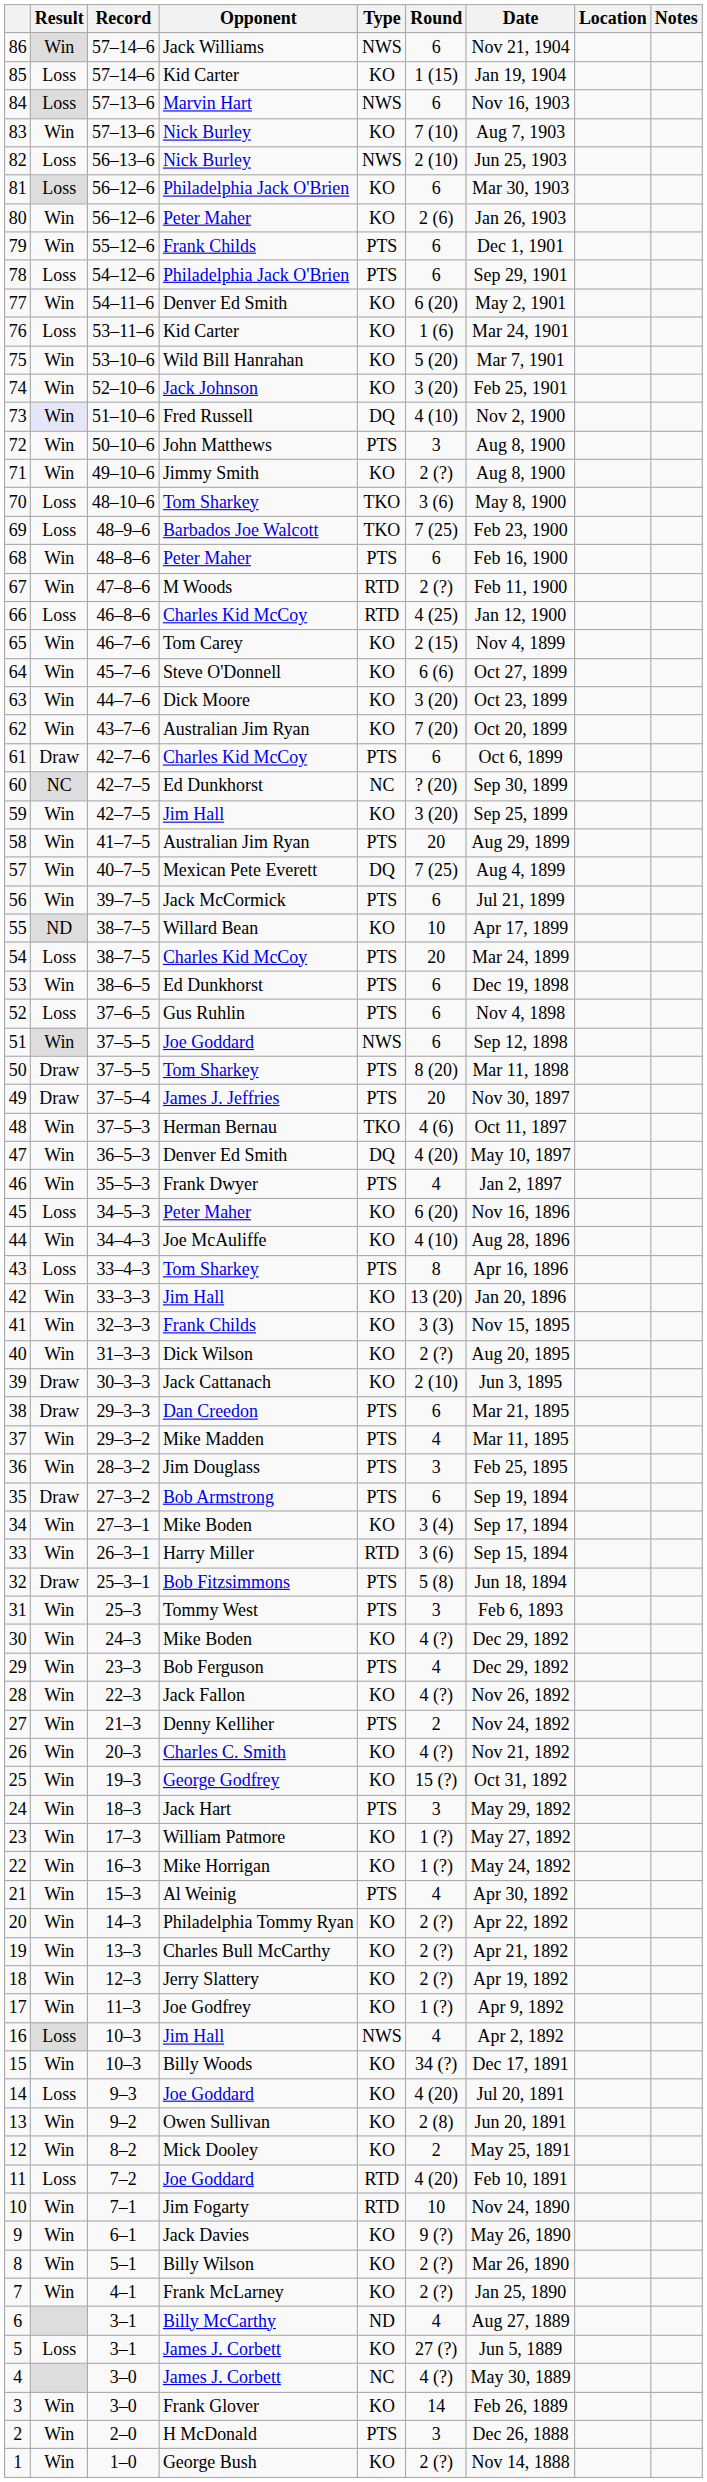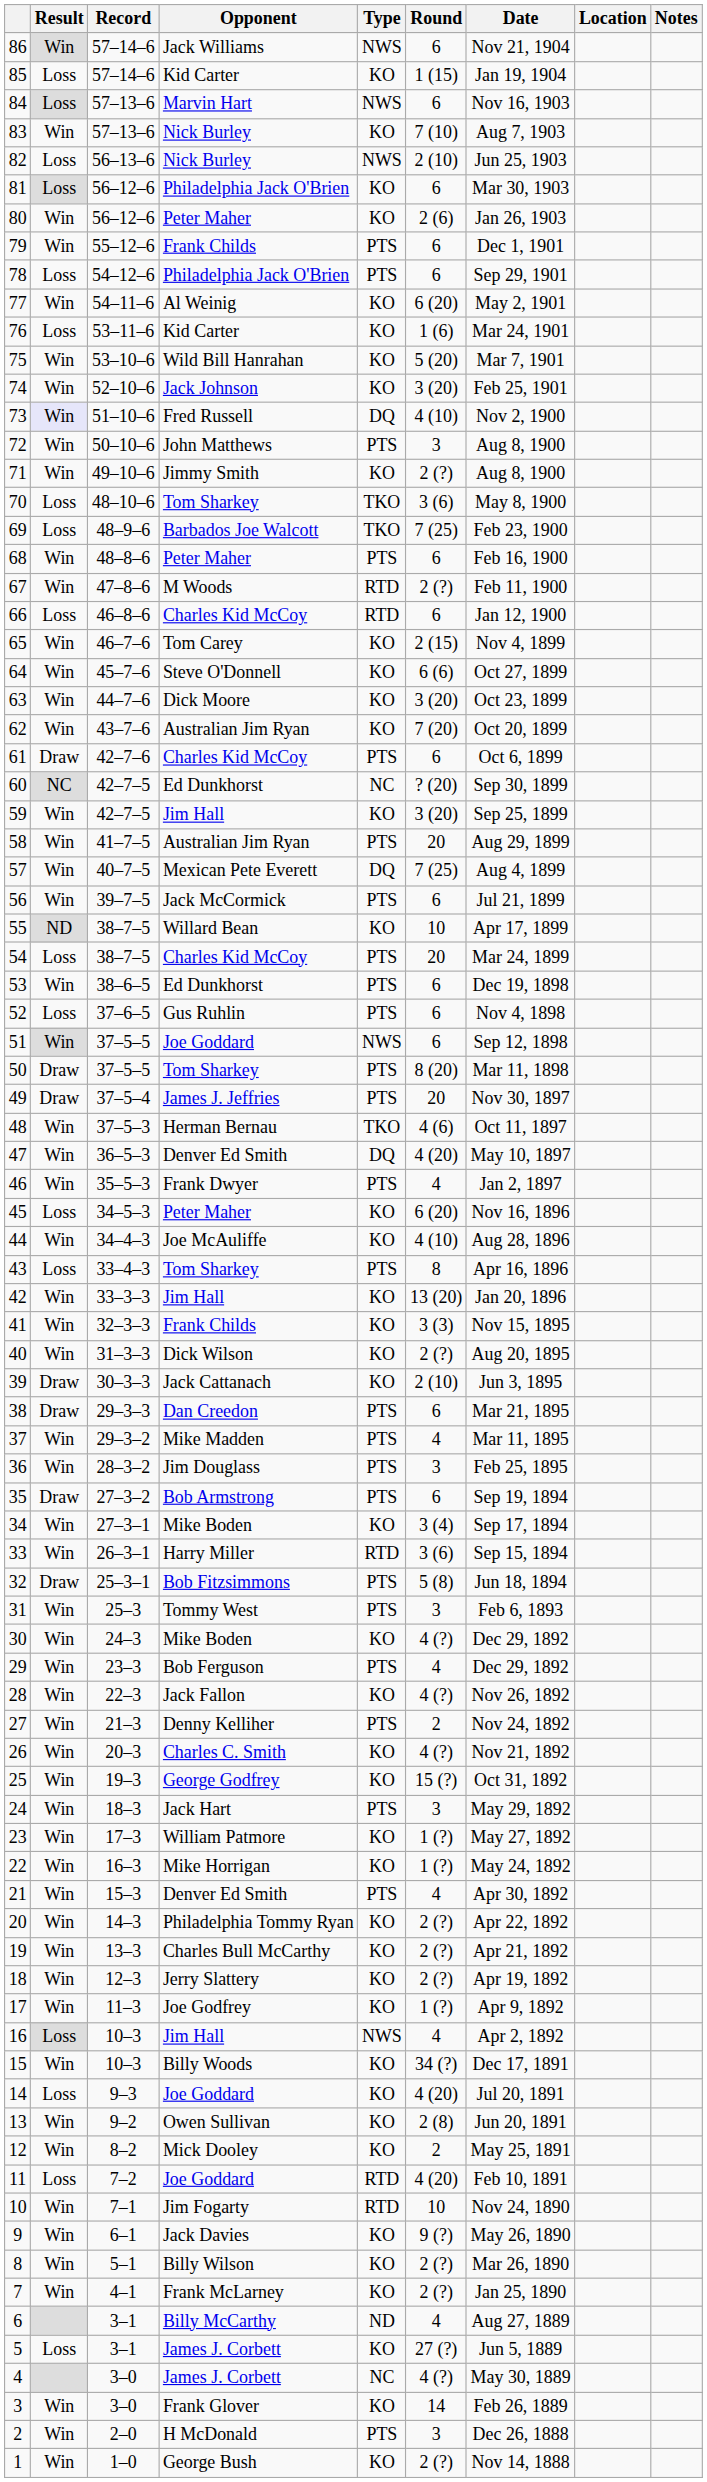(225, 302) Denver Ed Smith -> (200, 302) Al Weinig
(436, 615) 4 (25) -> (436, 615) 6
(200, 1894) Al Weinig -> (225, 1894) Denver Ed Smith
